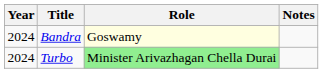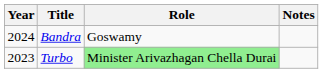(114, 36) lightyellow background -> (114, 36) no background
(21, 57) 2024 -> (21, 57) 2023
